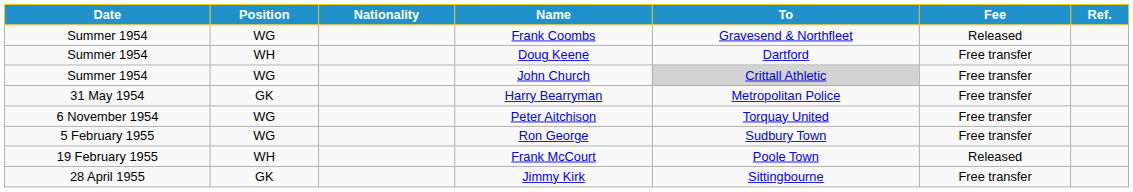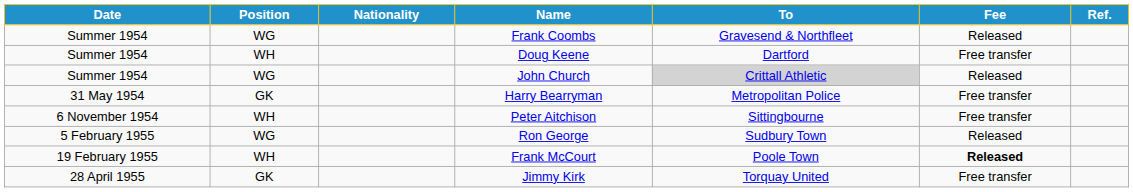(995, 76) Free transfer -> (995, 76) Released
(264, 116) WG -> (264, 116) WH
(786, 116) Torquay United -> (786, 116) Sittingbourne
(995, 136) Free transfer -> (995, 136) Released
(995, 157) normal -> (995, 157) bold
(786, 177) Sittingbourne -> (786, 177) Torquay United
